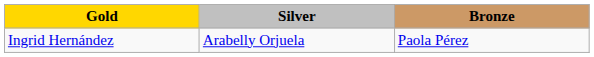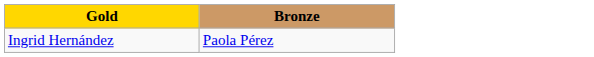- column: (297, 16)
